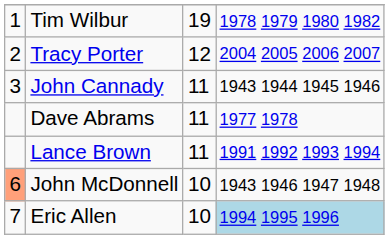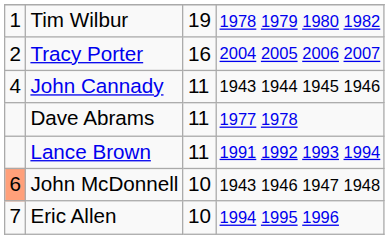(199, 53) 12 -> (199, 53) 16
(15, 86) 3 -> (15, 86) 4
(279, 217) lightblue background -> (279, 217) no background
